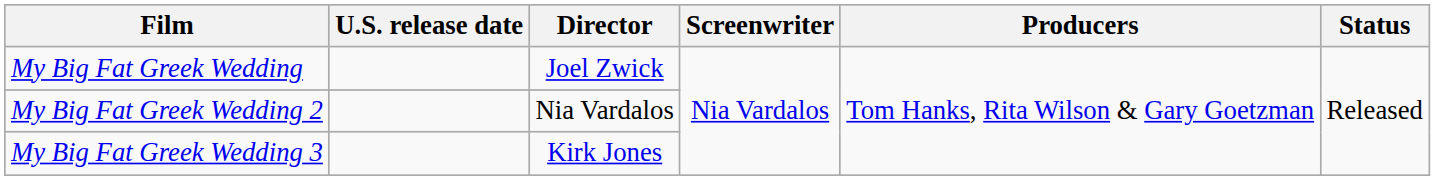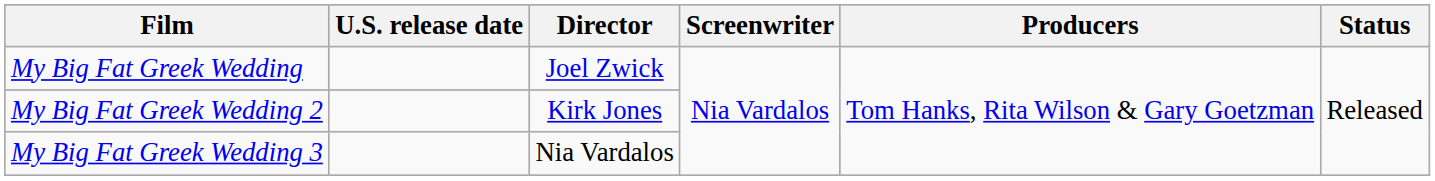(605, 110) Nia Vardalos -> (605, 110) Kirk Jones
(605, 152) Kirk Jones -> (605, 152) Nia Vardalos
